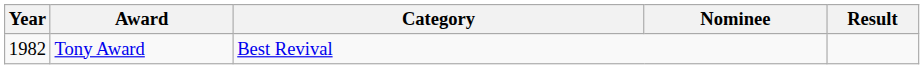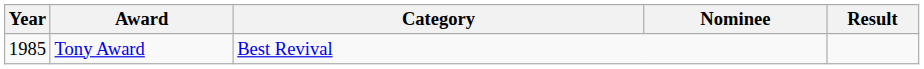(27, 48) 1982 -> (27, 48) 1985
